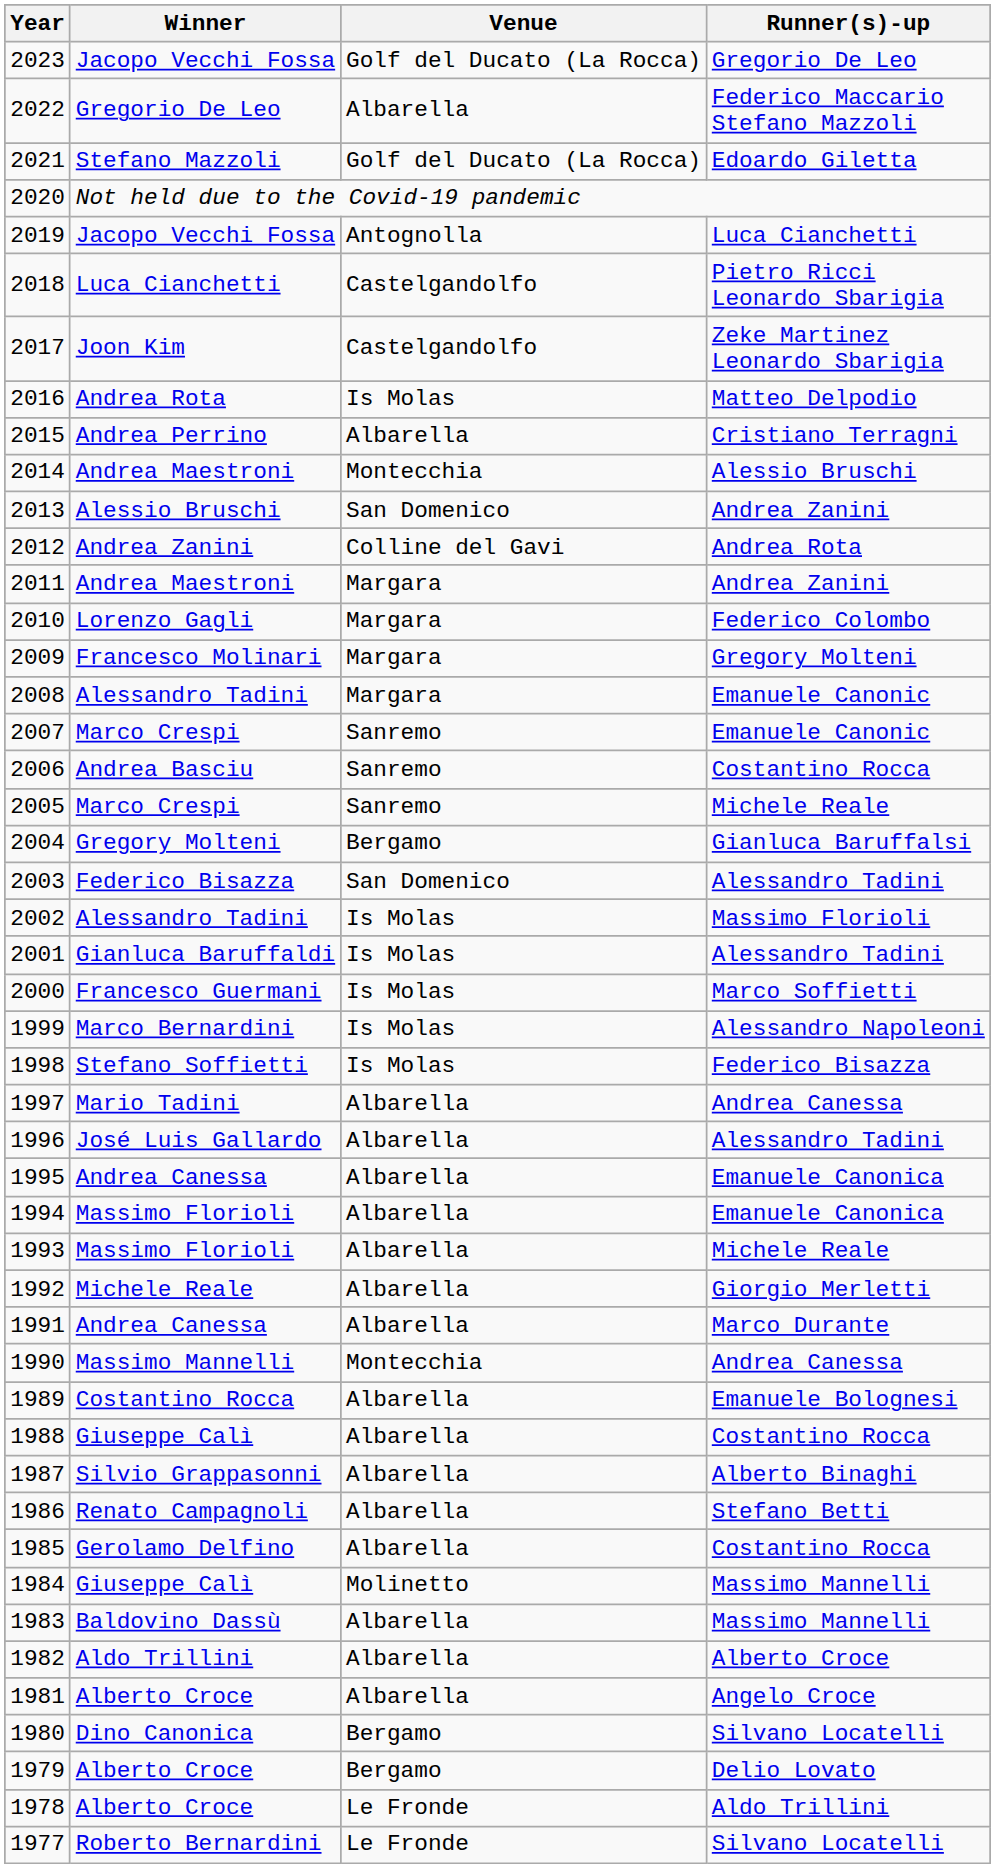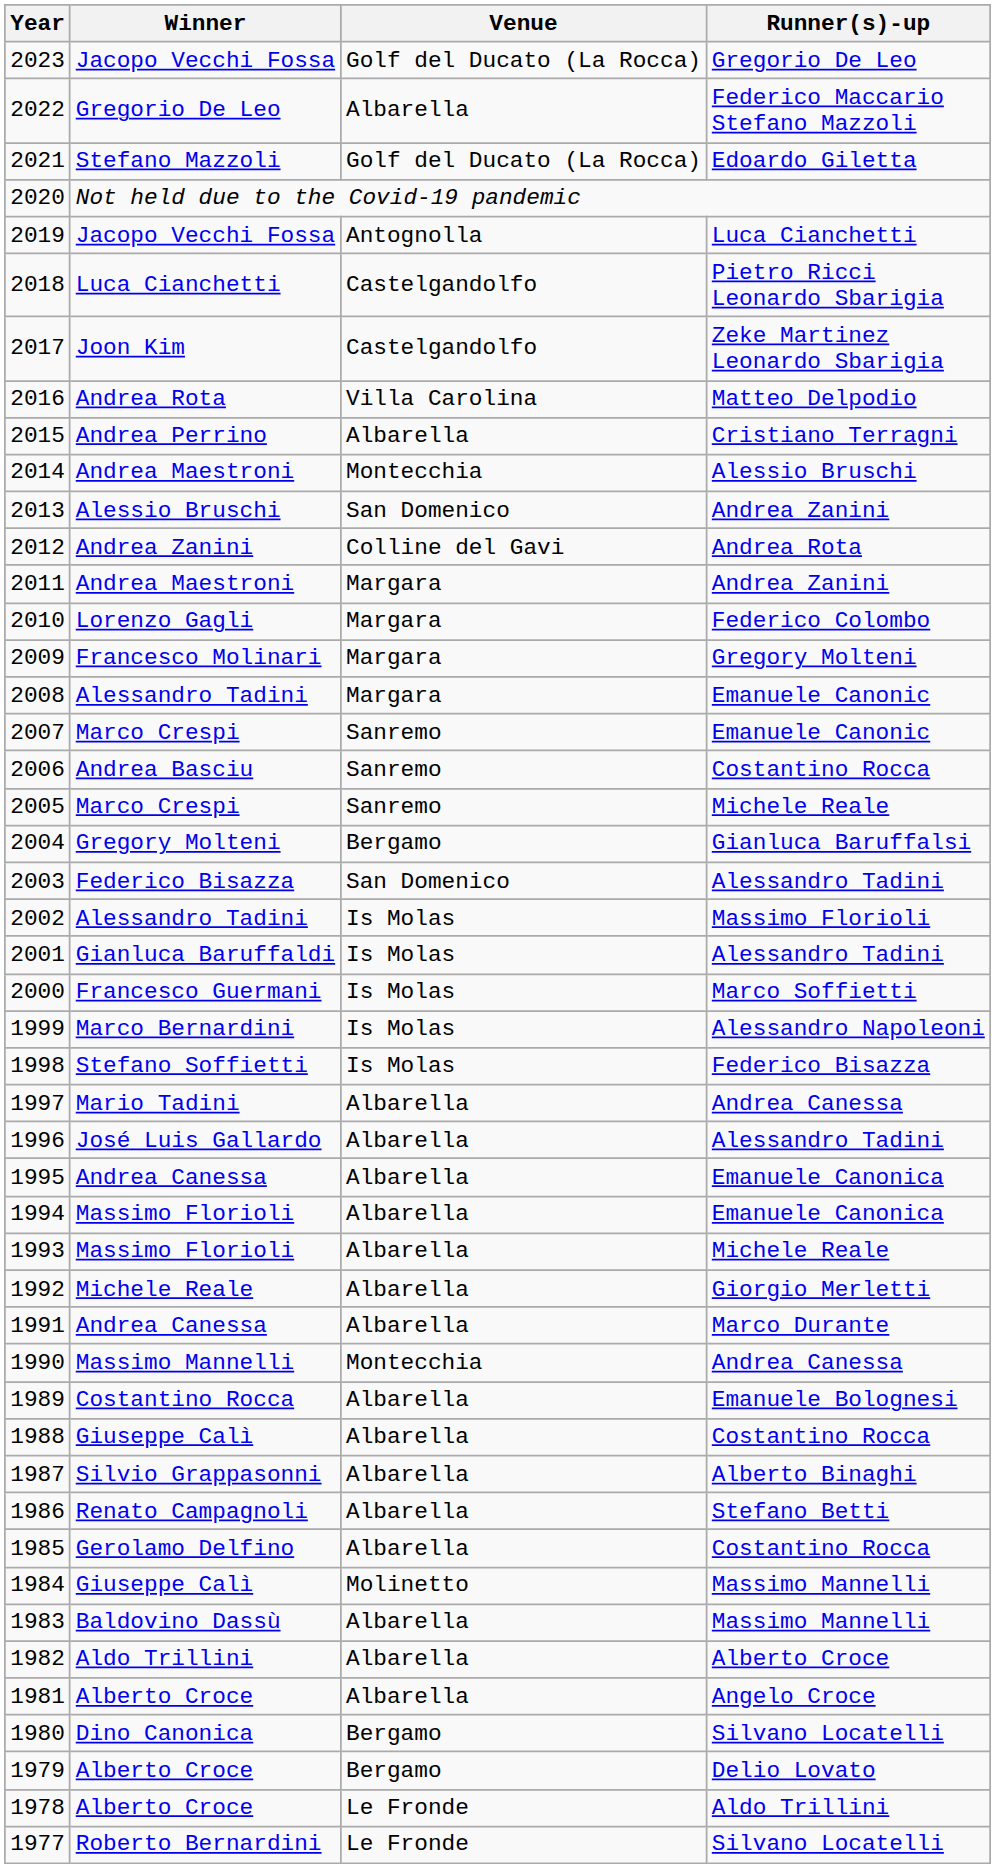(401, 399) Is Molas -> (442, 399) Villa Carolina
